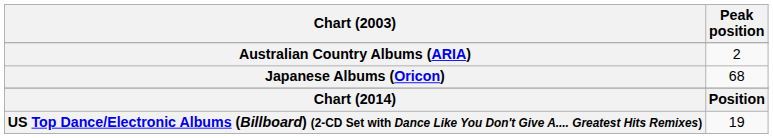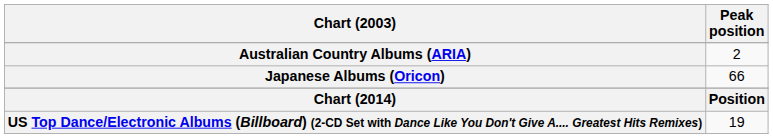(737, 76) 68 -> (737, 76) 66
